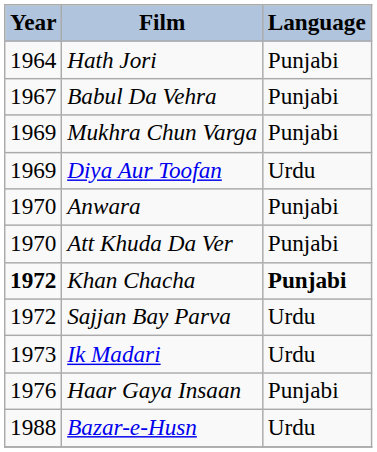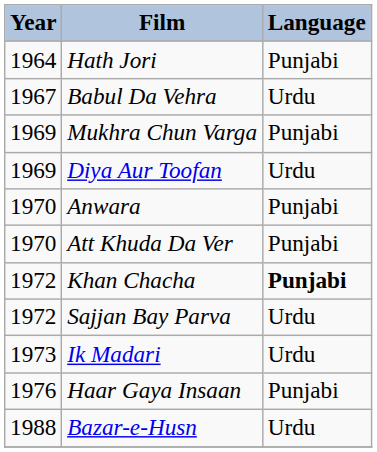(303, 96) Punjabi -> (292, 96) Urdu
(33, 280) bold -> (33, 280) normal
